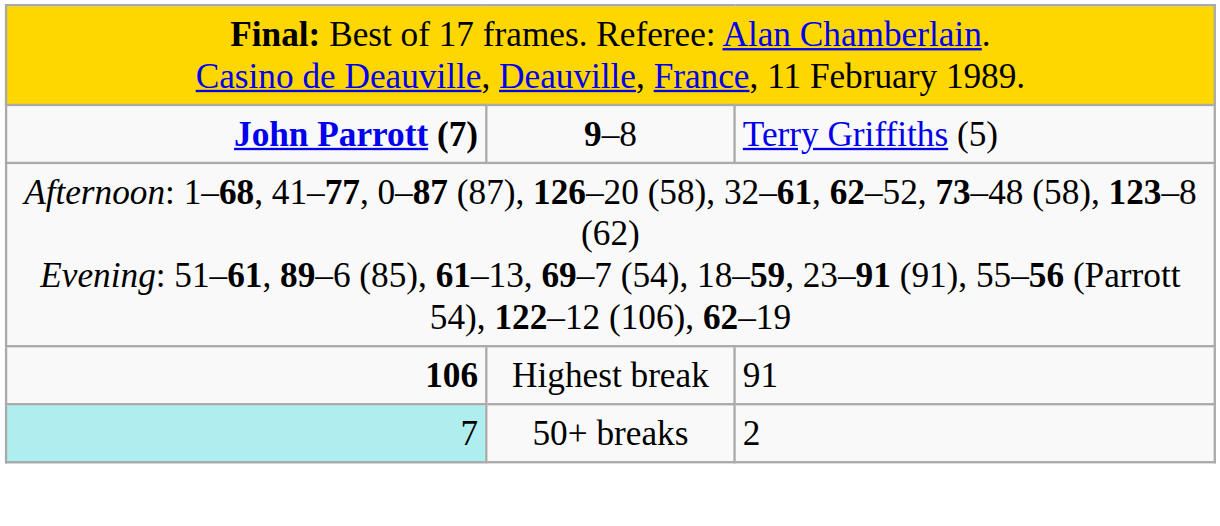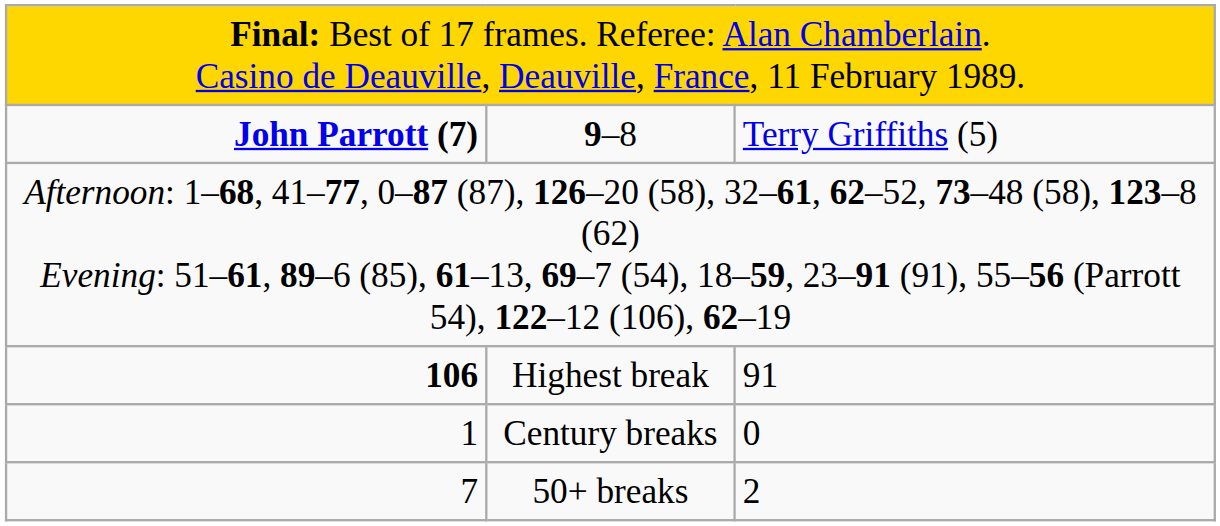+ row: (610, 433)
(469, 433) paleturquoise background -> (469, 491) no background
